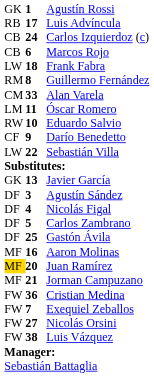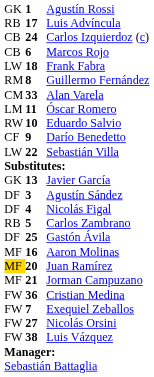(12, 223) DF -> (12, 223) RB
